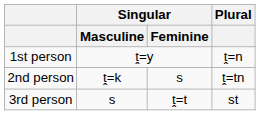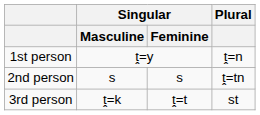(112, 78) ṱ=k -> (112, 78) s
(112, 99) s -> (112, 99) ṱ=k
